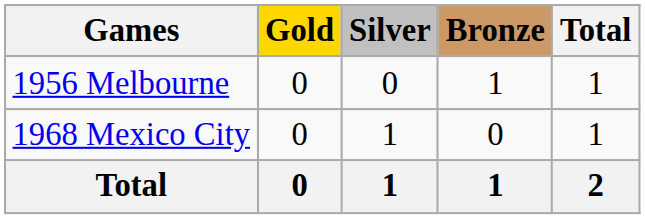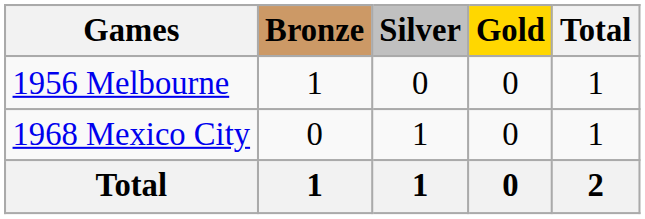columns swapped: (300, 30) <-> (495, 30)
